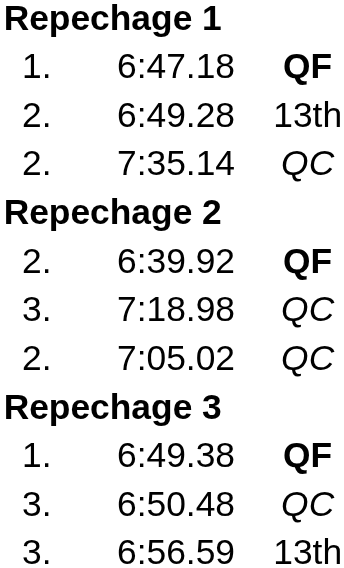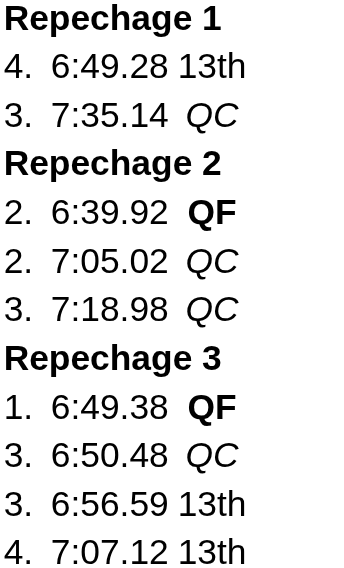- row: (176, 66)
(37, 115) 2. -> (18, 66) 4.
(37, 163) 2. -> (18, 115) 3.
rows swapped: (176, 358) <-> (176, 309)
+ row: (110, 552)
